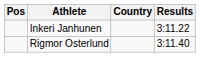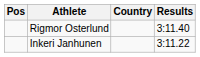rows swapped: (66, 28) <-> (69, 44)
